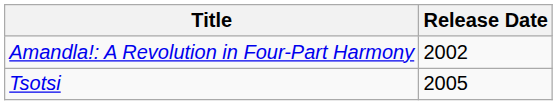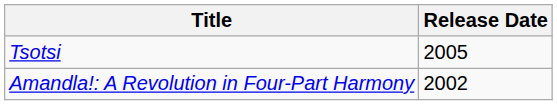rows swapped: (212, 52) <-> (35, 83)
